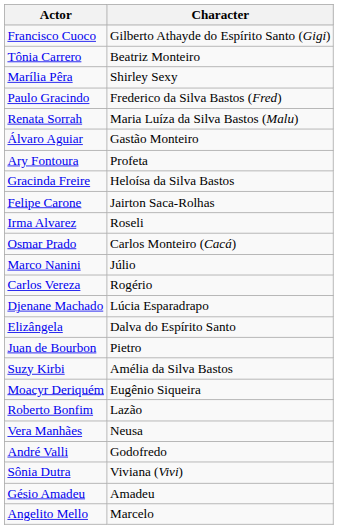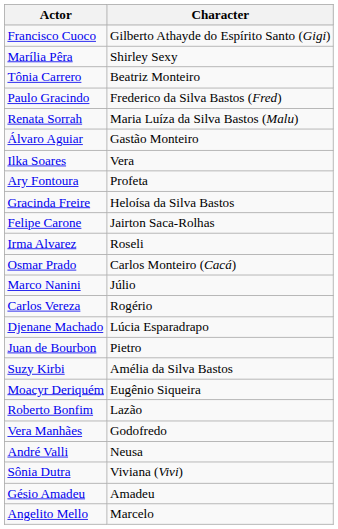rows swapped: (40, 77) <-> (44, 56)
+ row: (37, 160)
- row: (35, 327)
(126, 431) Neusa -> (138, 431) Godofredo
(138, 451) Godofredo -> (126, 451) Neusa
